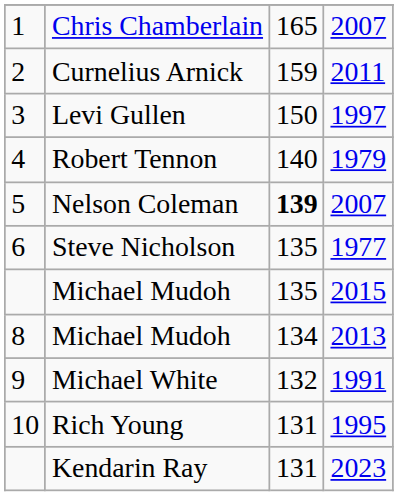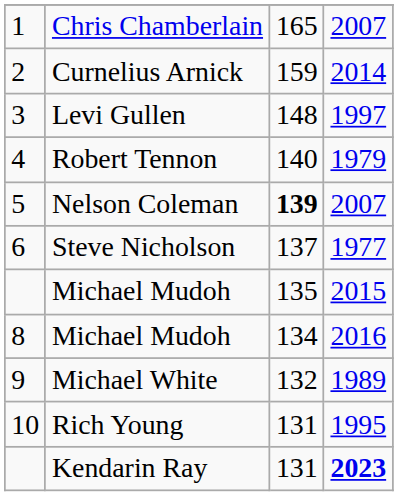(358, 70) 2011 -> (358, 70) 2014
(297, 114) 150 -> (297, 114) 148
(297, 247) 135 -> (297, 247) 137
(358, 335) 2013 -> (358, 335) 2016
(358, 379) 1991 -> (358, 379) 1989
(358, 468) normal -> (358, 468) bold
